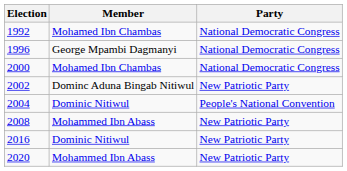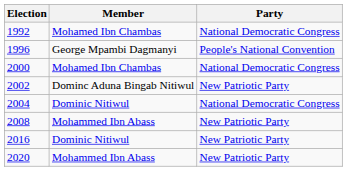(270, 49) National Democratic Congress -> (267, 49) People's National Convention
(267, 103) People's National Convention -> (270, 103) National Democratic Congress
